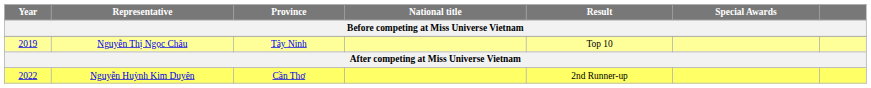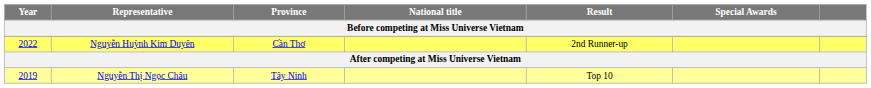rows swapped: (142, 44) <-> (142, 75)
